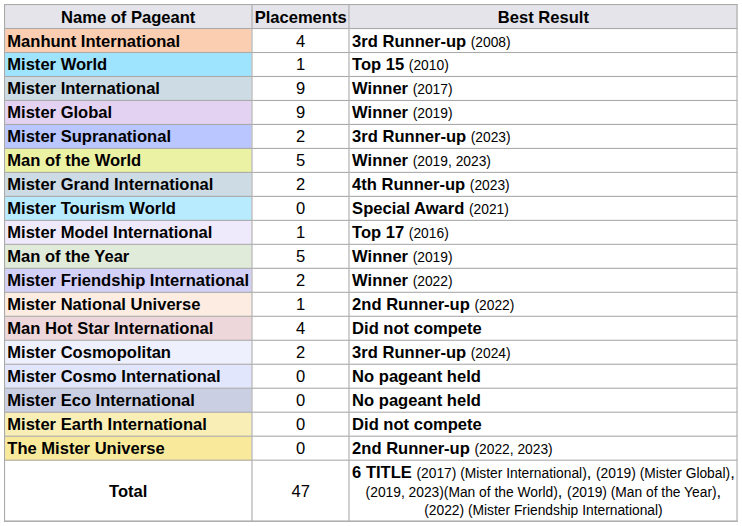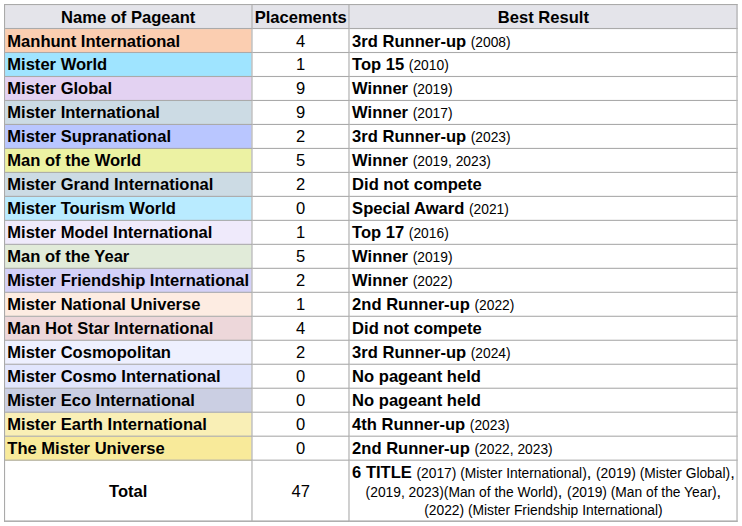rows swapped: (84, 88) <-> (60, 112)
(431, 184) 4th Runner-up (2023) -> (417, 184) Did not compete
(417, 424) Did not compete -> (431, 424) 4th Runner-up (2023)
